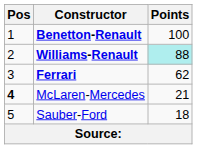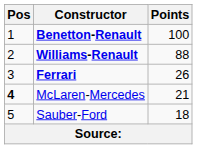(182, 55) paleturquoise background -> (182, 55) no background
(182, 75) 62 -> (182, 75) 26
